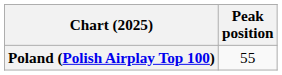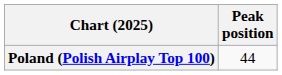(248, 57) 55 -> (248, 57) 44
